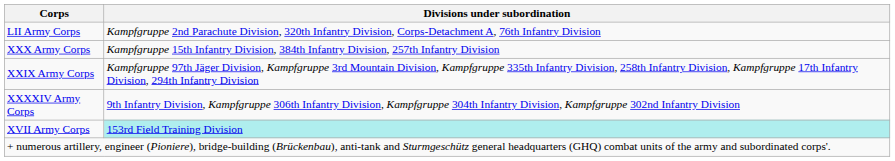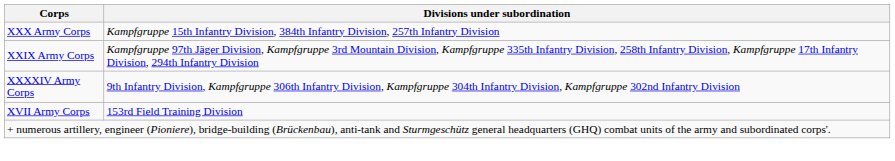- row: (44, 31)
(175, 129) paleturquoise background -> (175, 111) no background
